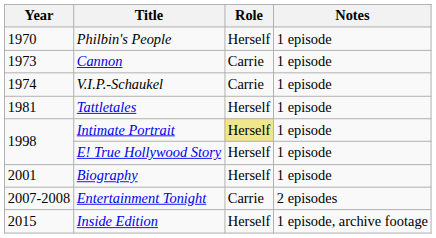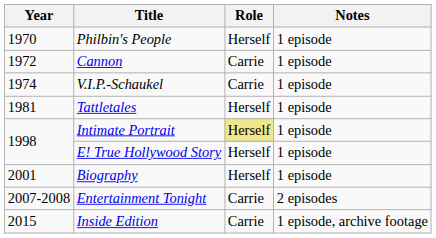(22, 61) 1973 -> (22, 61) 1972
(249, 221) Herself -> (246, 221) Carrie
